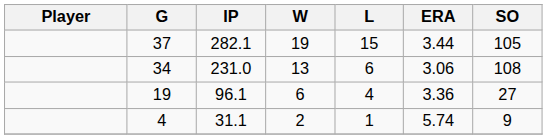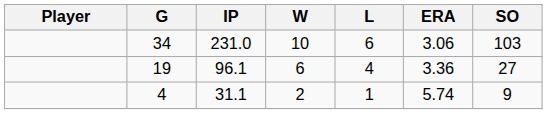- row: (162, 43)
(300, 69) 13 -> (300, 43) 10
(507, 69) 108 -> (507, 43) 103
